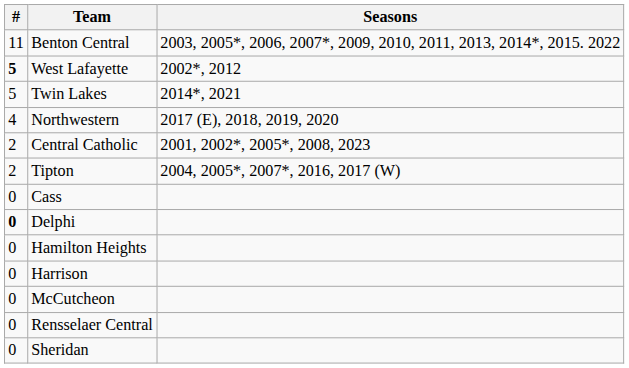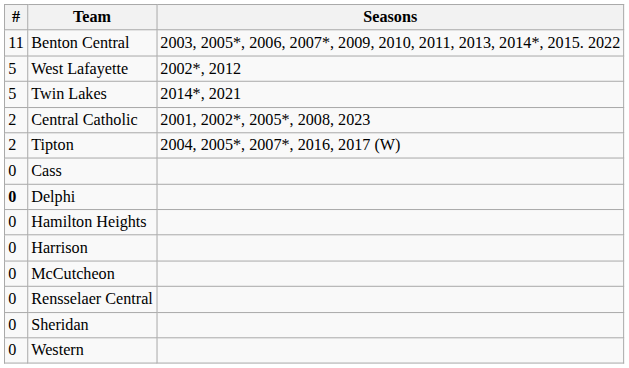(12, 68) bold -> (12, 68) normal
- row: (75, 119)
+ row: (58, 350)
